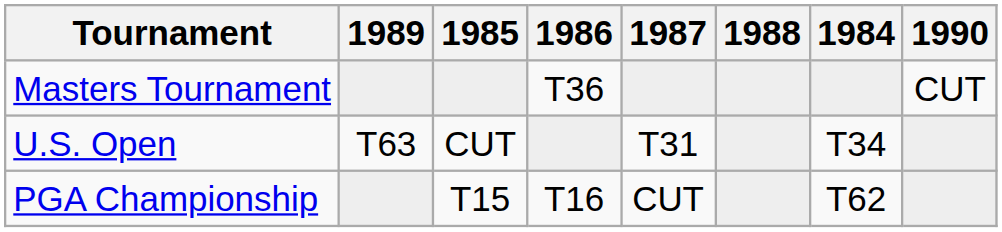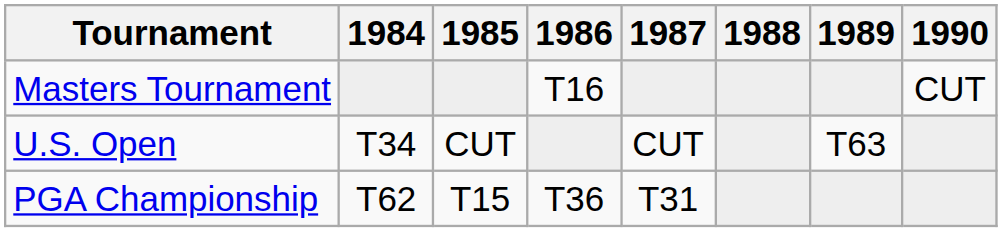columns swapped: (856, 33) <-> (386, 33)
(574, 88) T36 -> (574, 88) T16
(668, 144) T31 -> (668, 144) CUT
(574, 199) T16 -> (574, 199) T36
(668, 199) CUT -> (668, 199) T31
